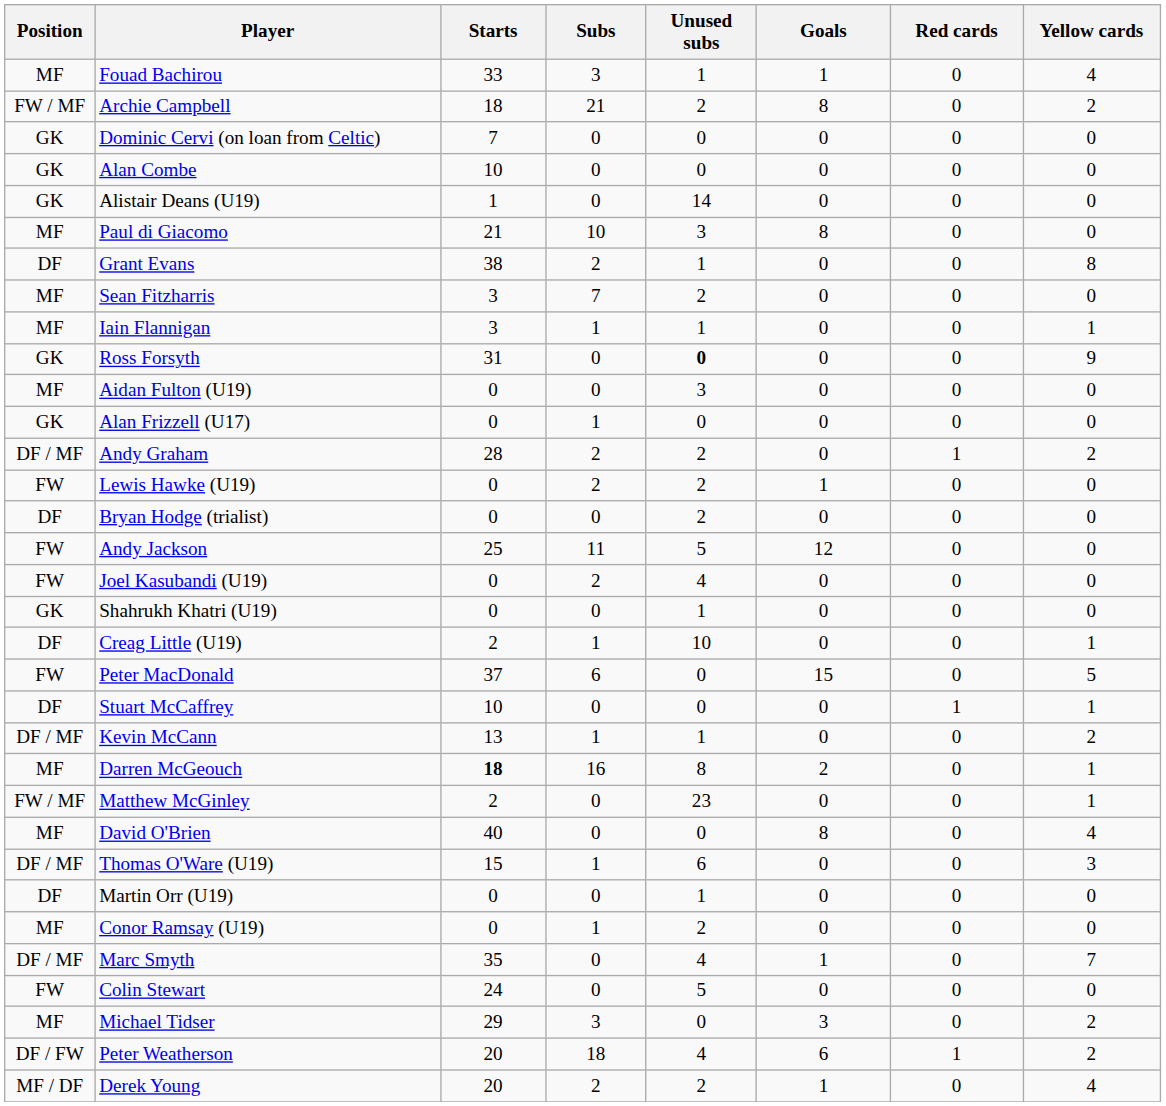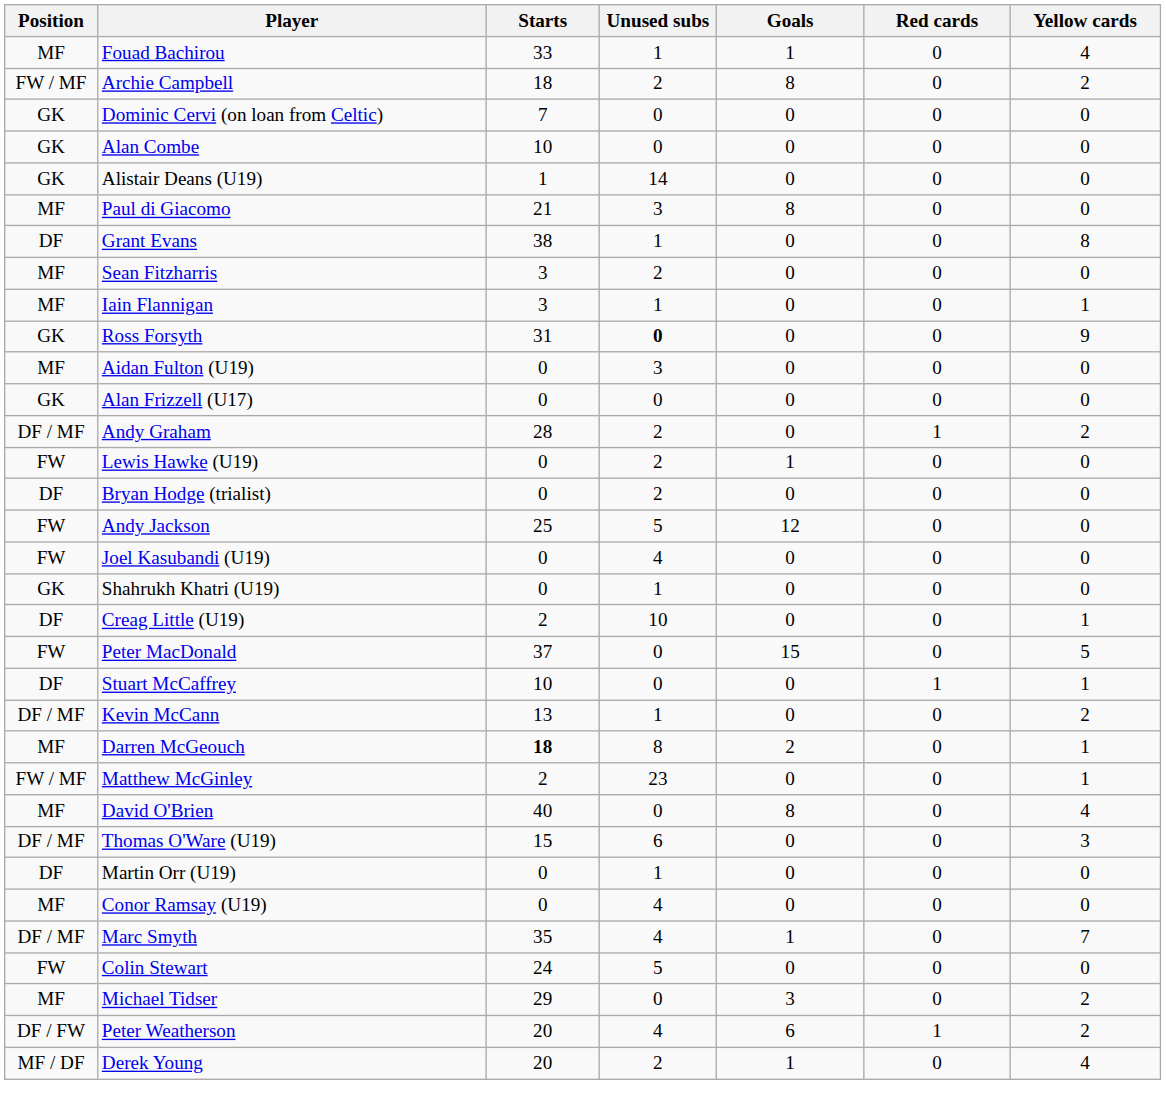- column: (596, 31)
(701, 927) 2 -> (658, 905) 4
